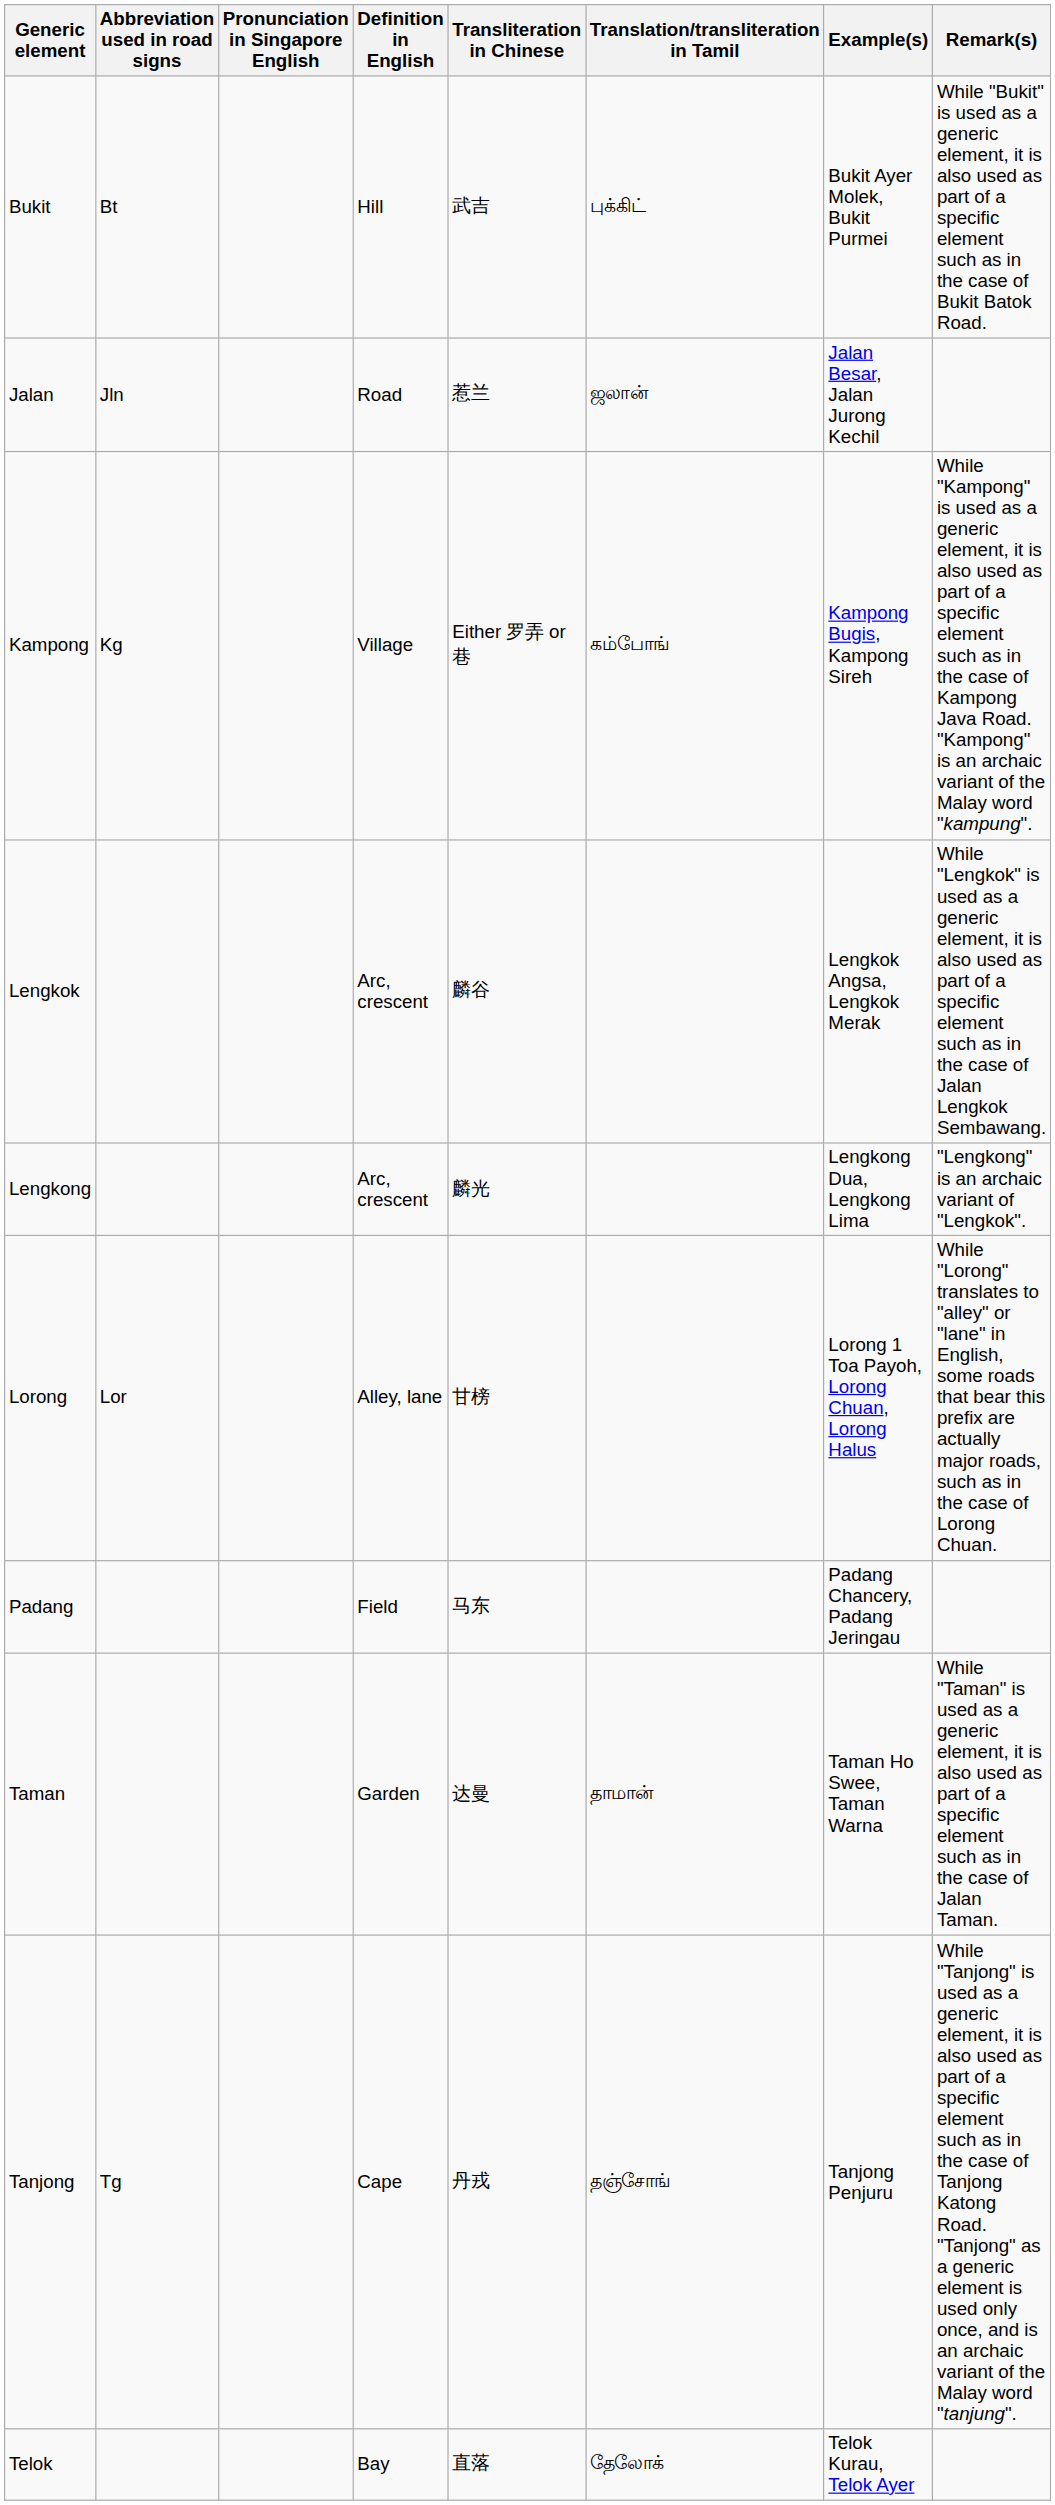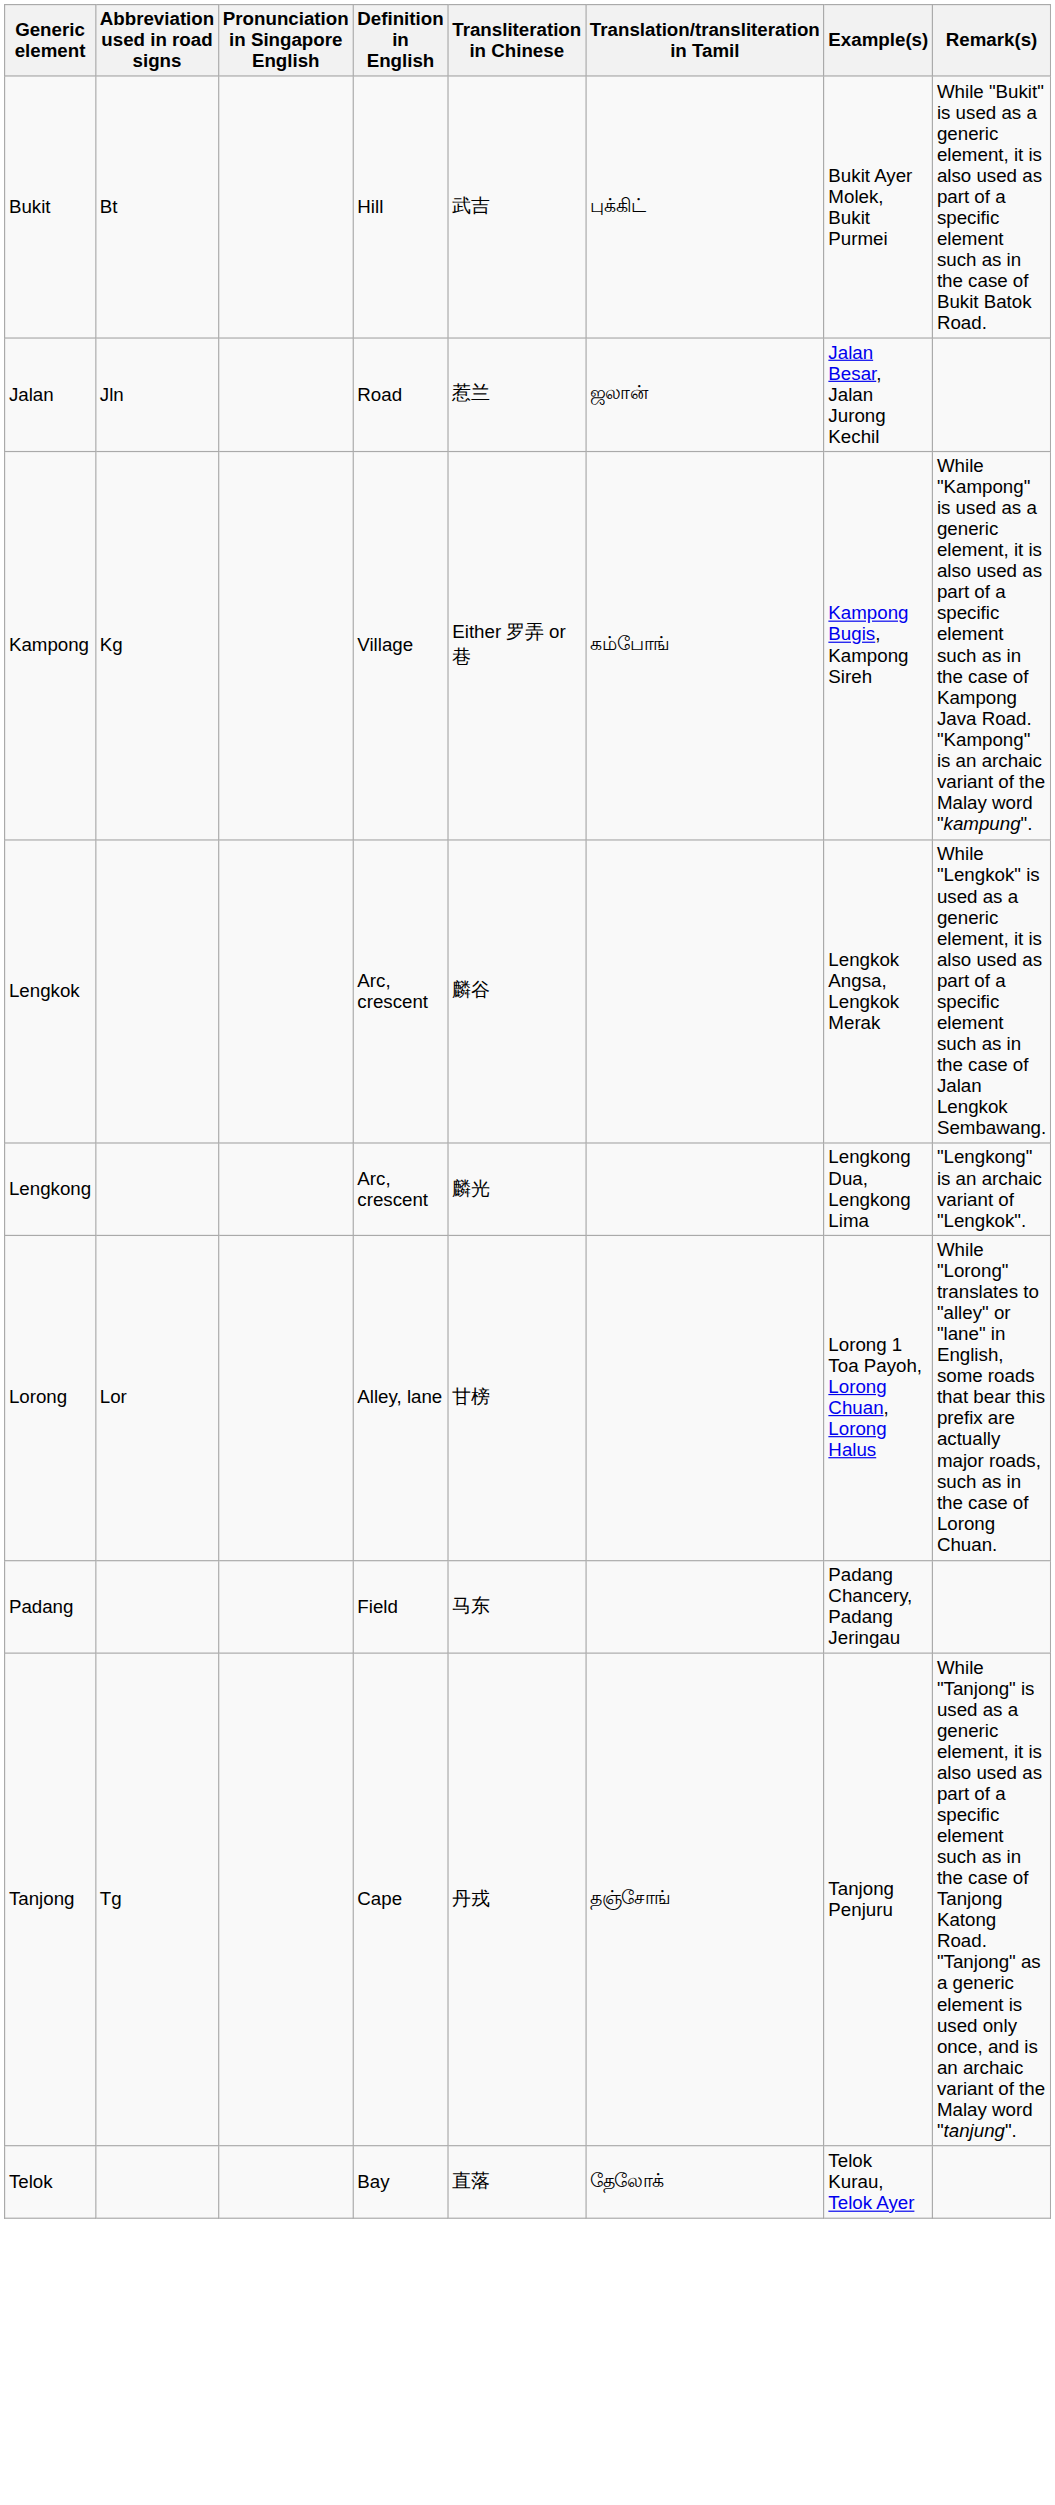- row: (37, 1794)
